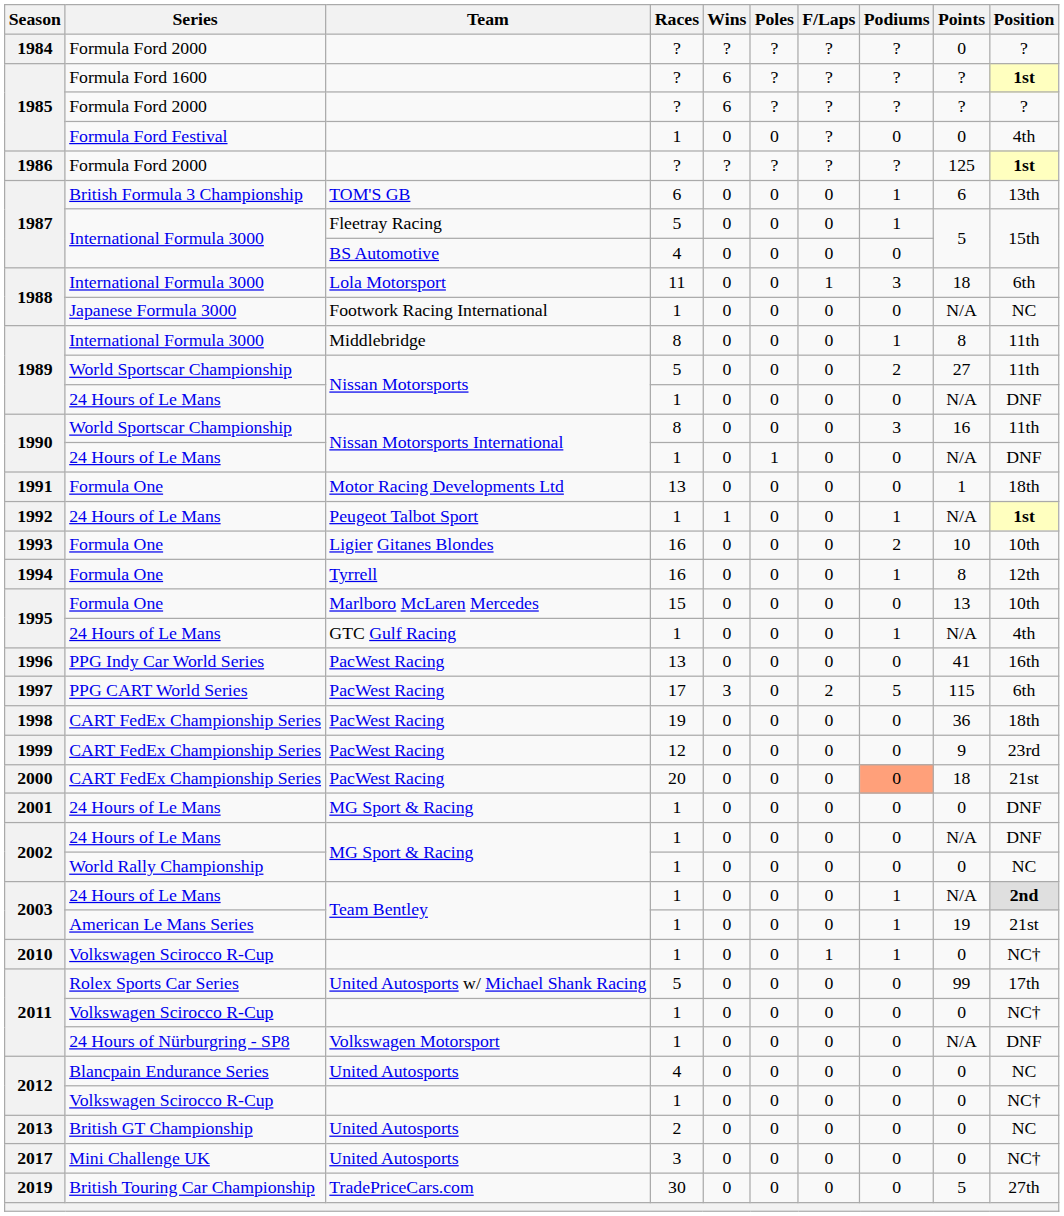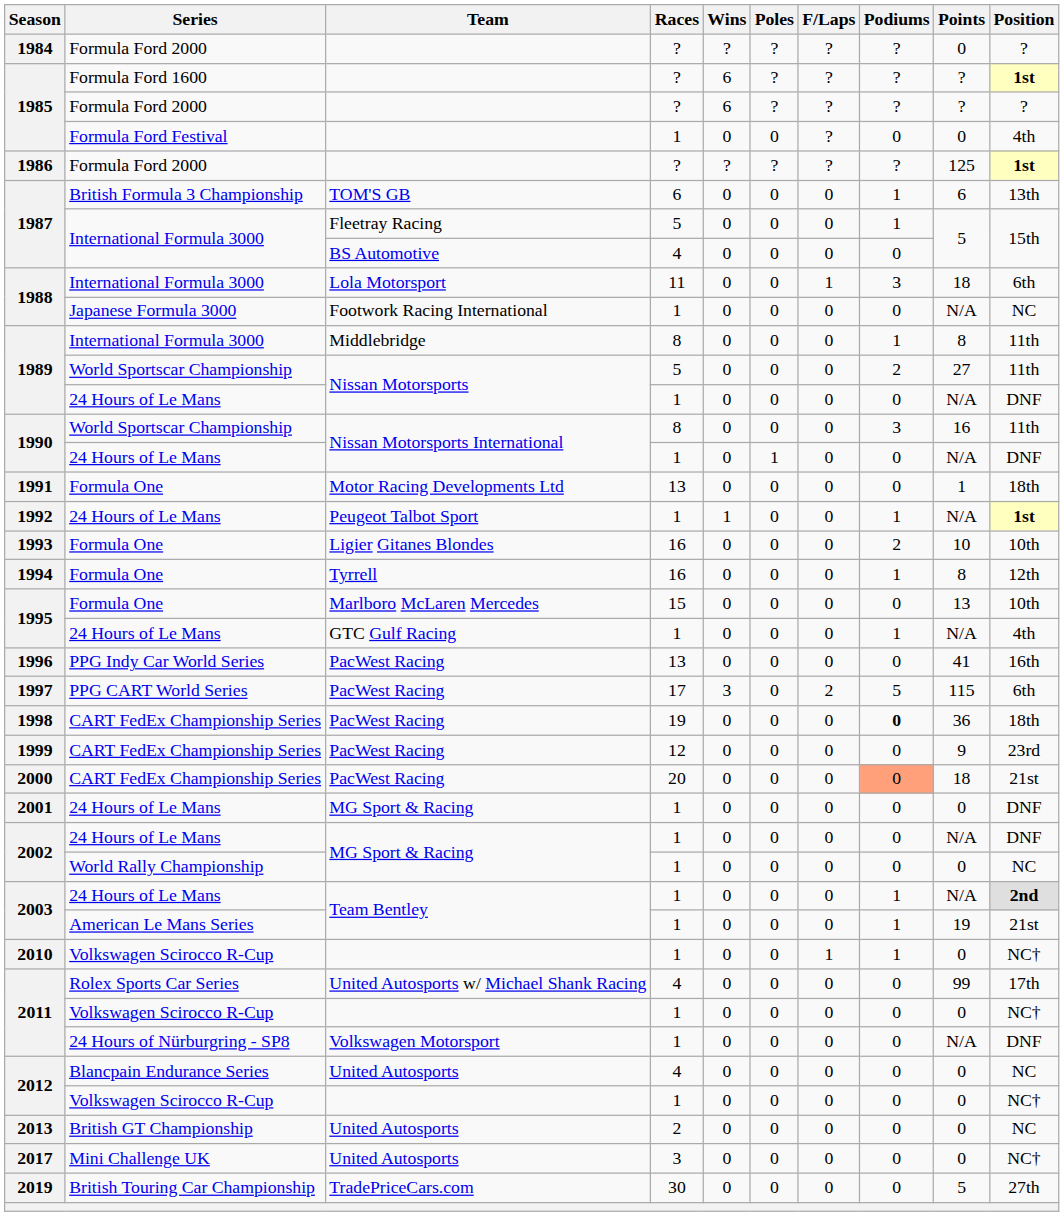(897, 720) normal -> (897, 720) bold
(677, 983) 5 -> (677, 983) 4
